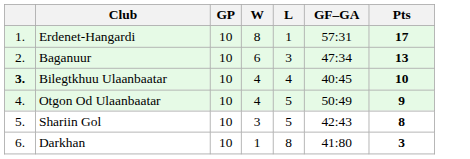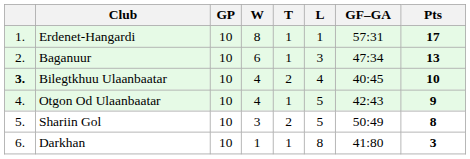+ column: (288, 15)
(337, 100) 50:49 -> (368, 100) 42:43
(337, 121) 42:43 -> (368, 121) 50:49
